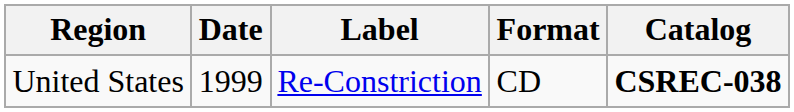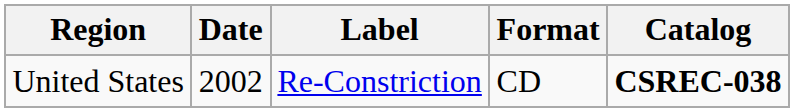(231, 80) 1999 -> (231, 80) 2002
